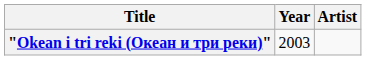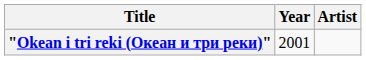(294, 42) 2003 -> (294, 42) 2001
